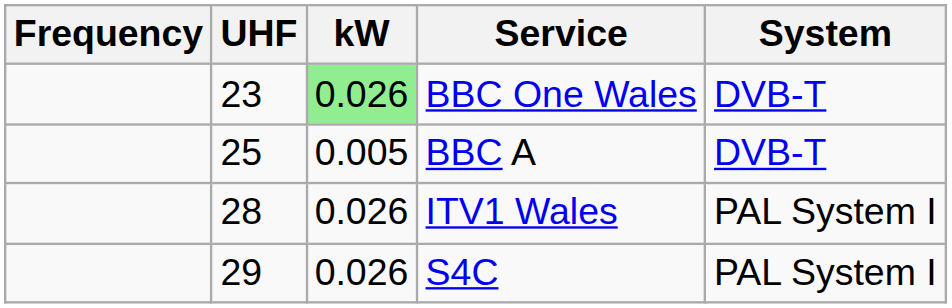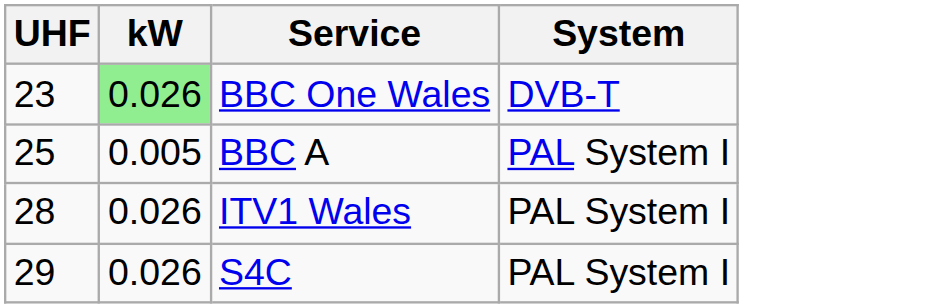- column: (108, 34)
(770, 152) DVB-T -> (619, 152) PAL System I
